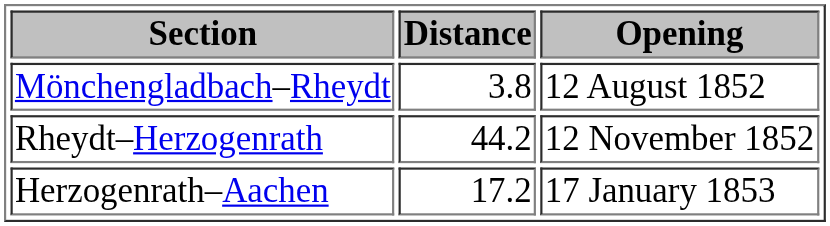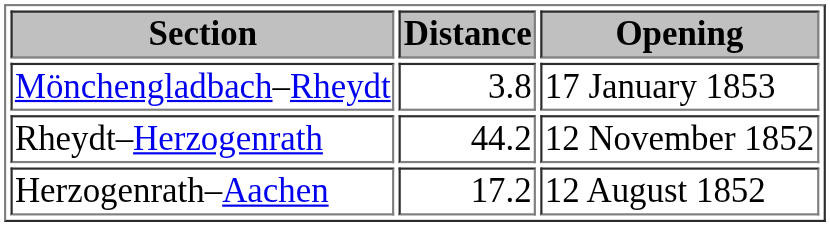(655, 86) 12 August 1852 -> (660, 86) 17 January 1853
(660, 190) 17 January 1853 -> (655, 190) 12 August 1852
